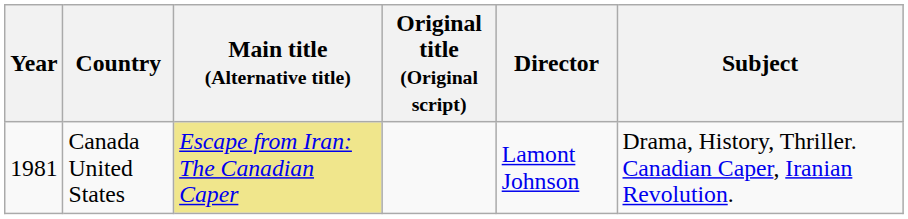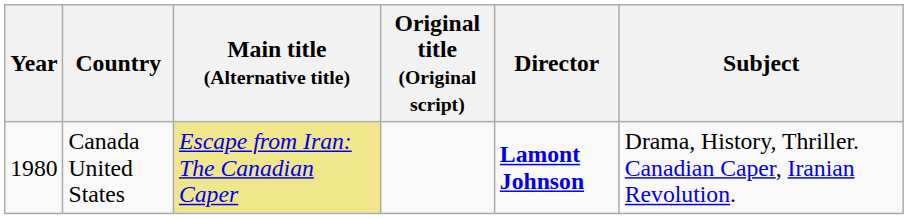(34, 167) 1981 -> (34, 167) 1980
(541, 167) normal -> (542, 167) bold
